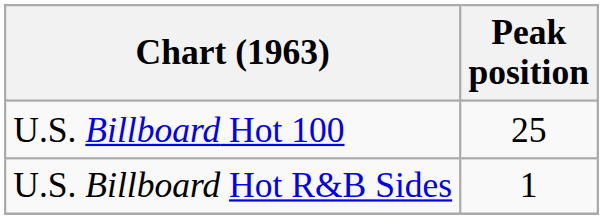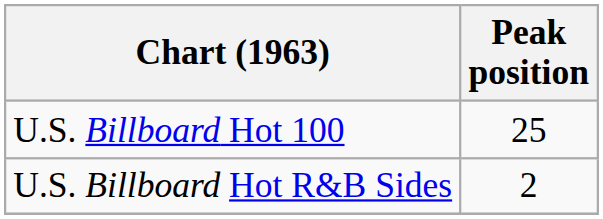(529, 185) 1 -> (529, 185) 2
